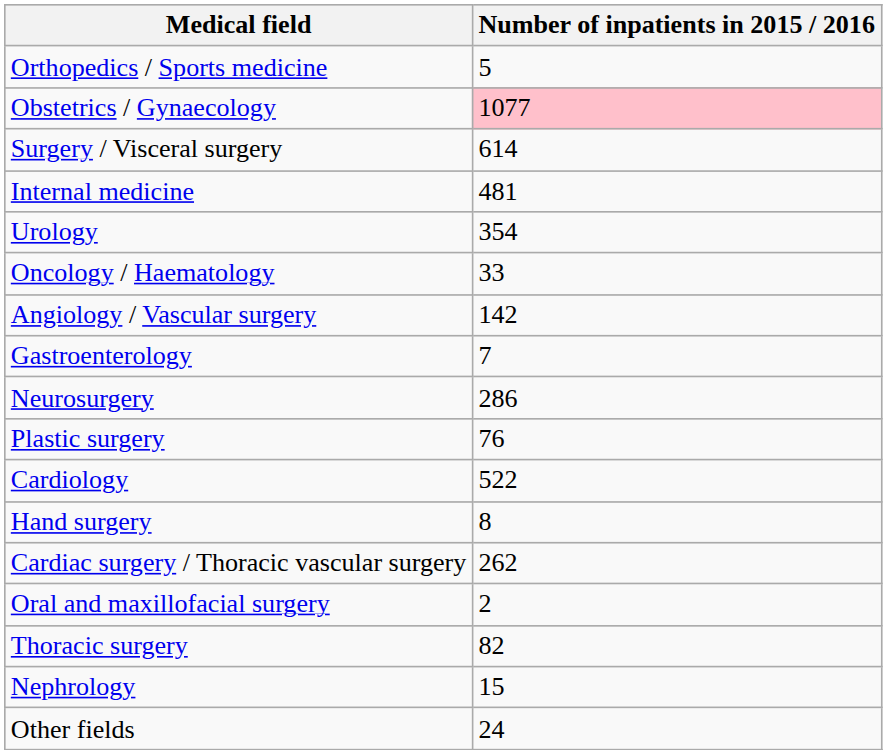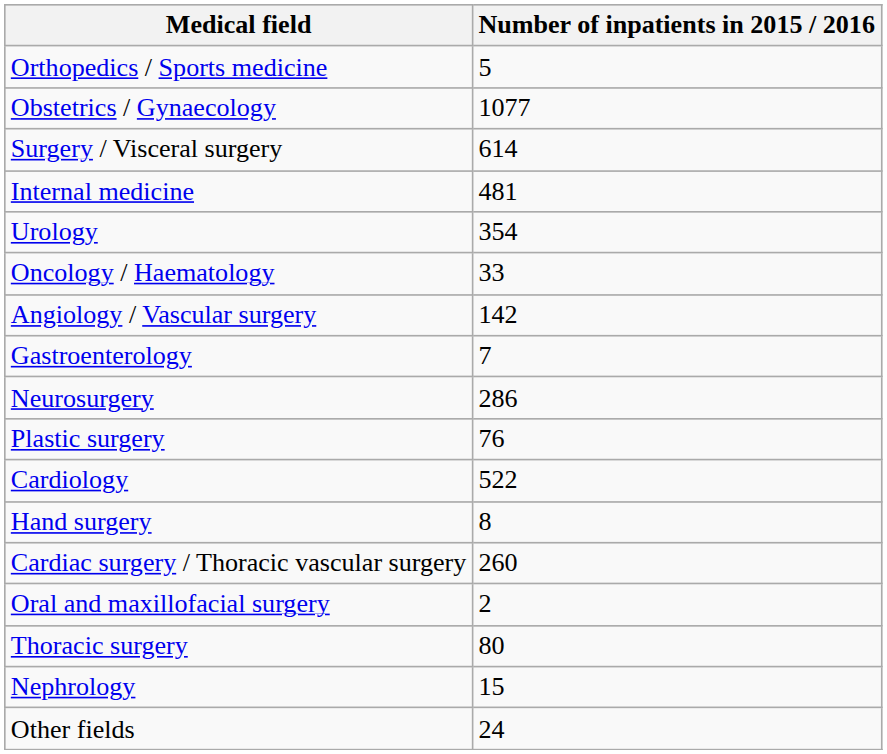(504, 107) pink background -> (504, 107) no background
(498, 562) 262 -> (498, 562) 260
(491, 645) 82 -> (491, 645) 80
